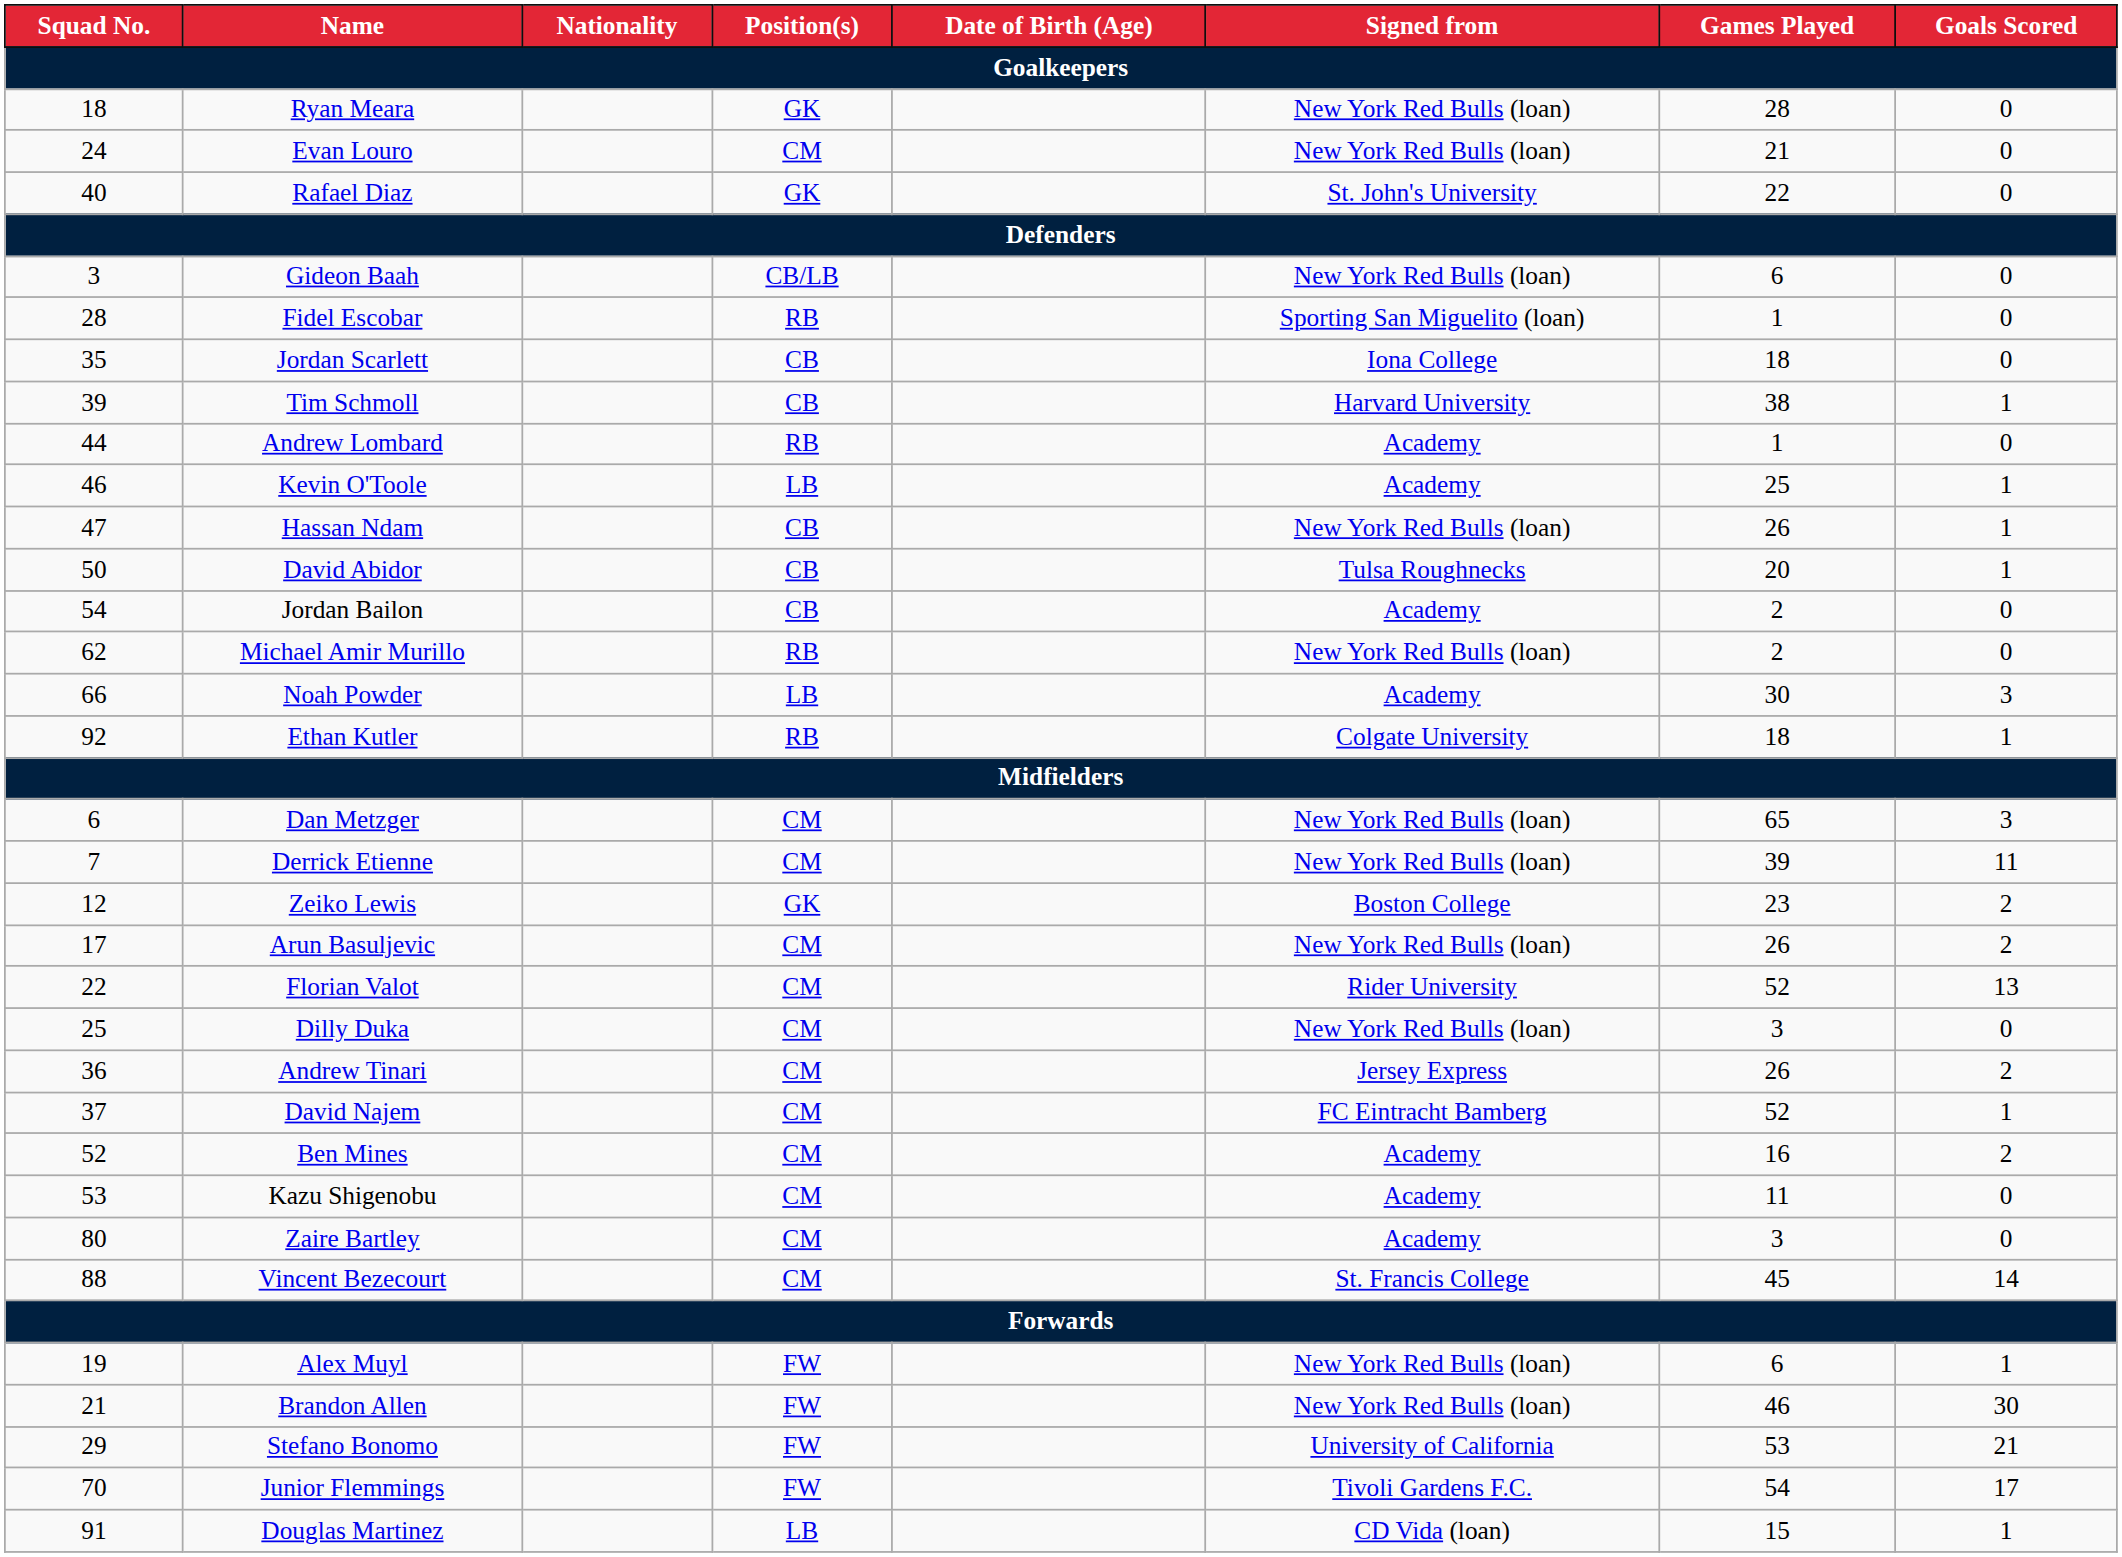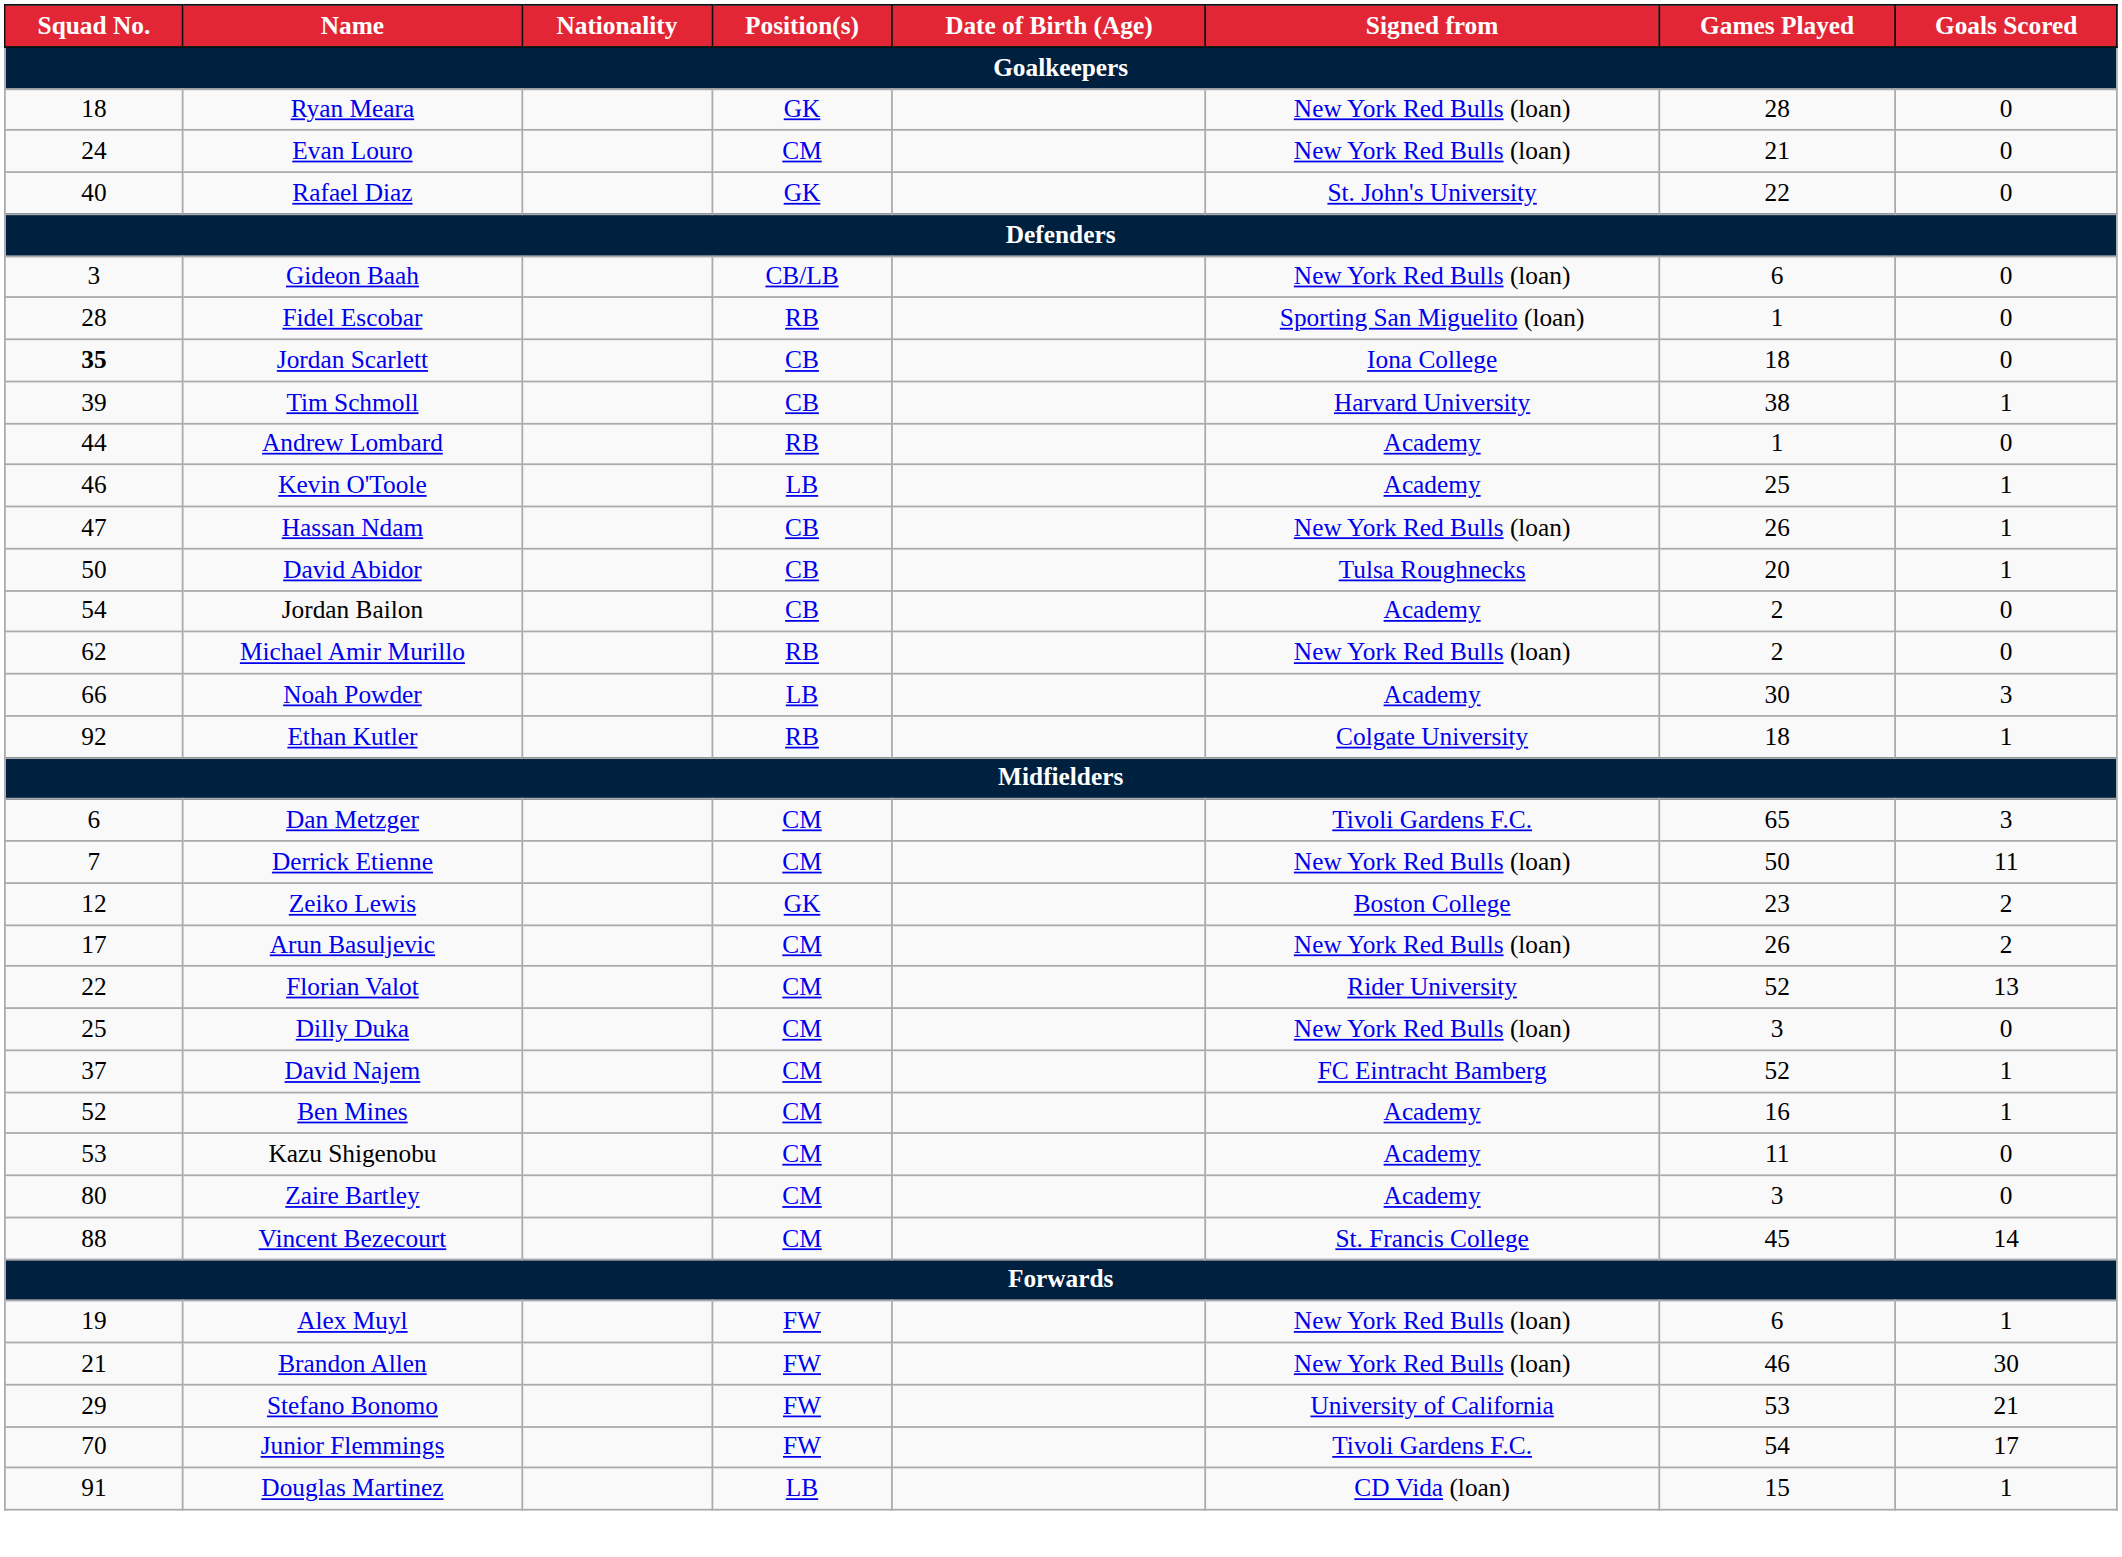(94, 360) normal -> (94, 360) bold
(1432, 819) New York Red Bulls (loan) -> (1432, 819) Tivoli Gardens F.C.
(1777, 861) 39 -> (1777, 861) 50
- row: (352, 1070)
(2006, 1154) 2 -> (2006, 1112) 1
